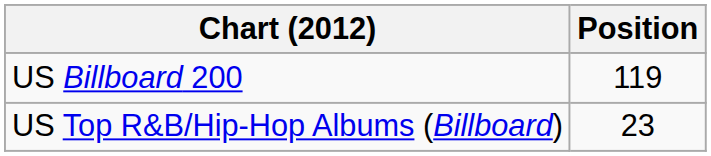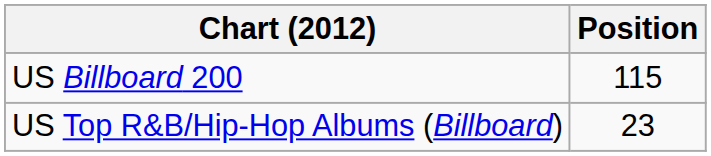(638, 77) 119 -> (638, 77) 115
